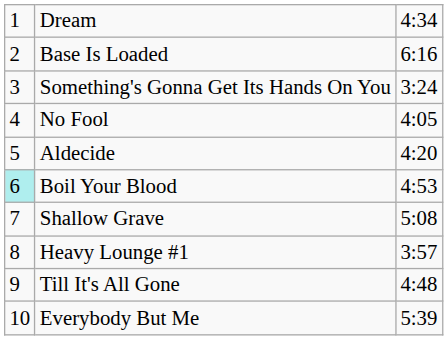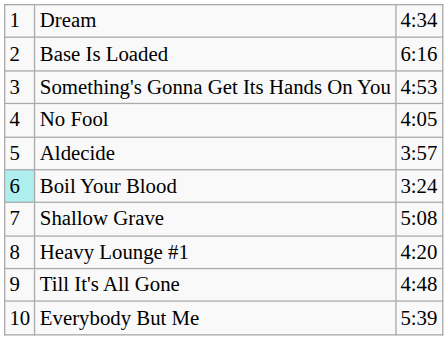(419, 86) 3:24 -> (419, 86) 4:53
(419, 152) 4:20 -> (419, 152) 3:57
(419, 185) 4:53 -> (419, 185) 3:24
(419, 251) 3:57 -> (419, 251) 4:20
